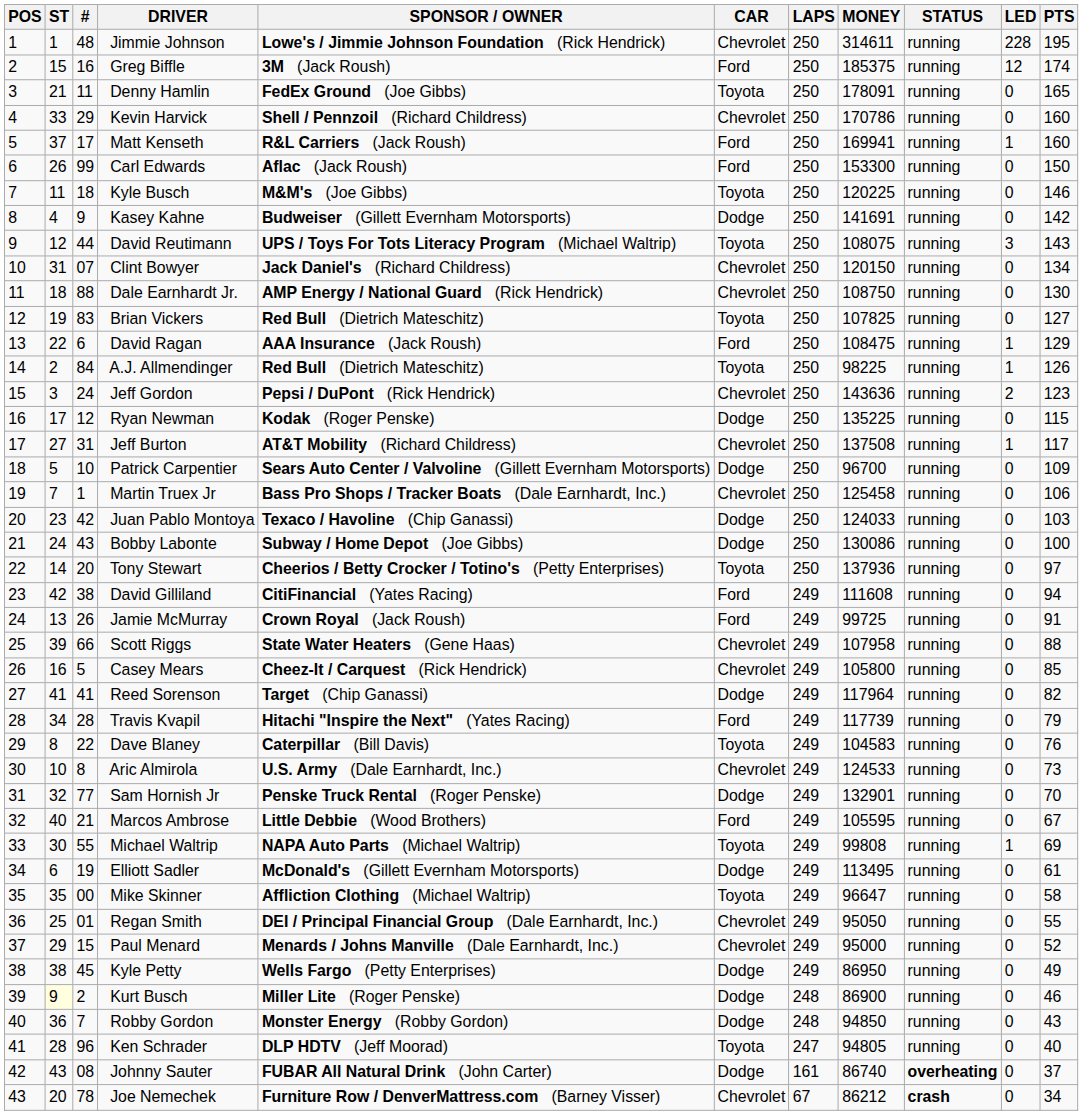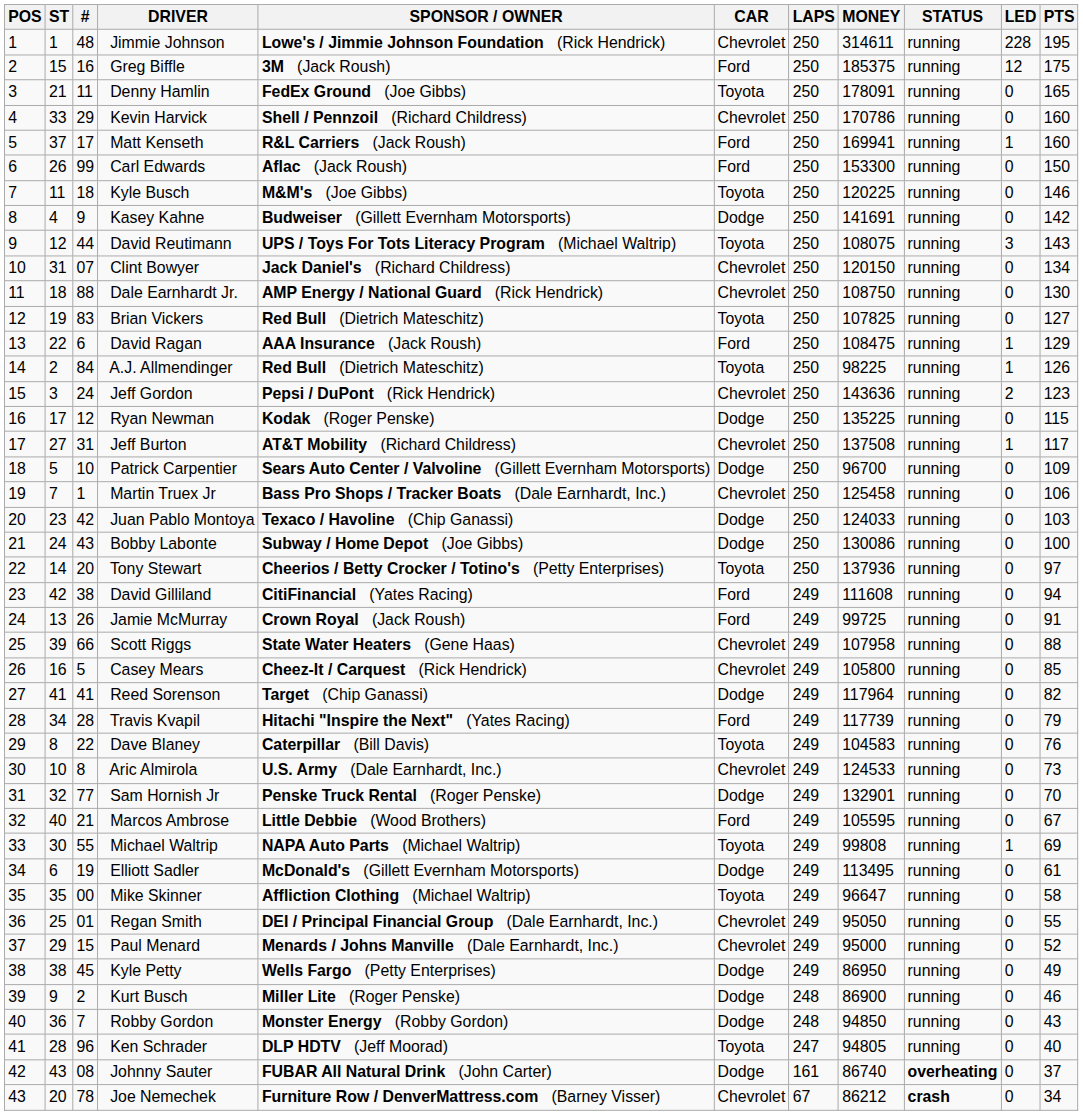(1057, 67) 174 -> (1057, 67) 175
(53, 996) lightyellow background -> (53, 996) no background
